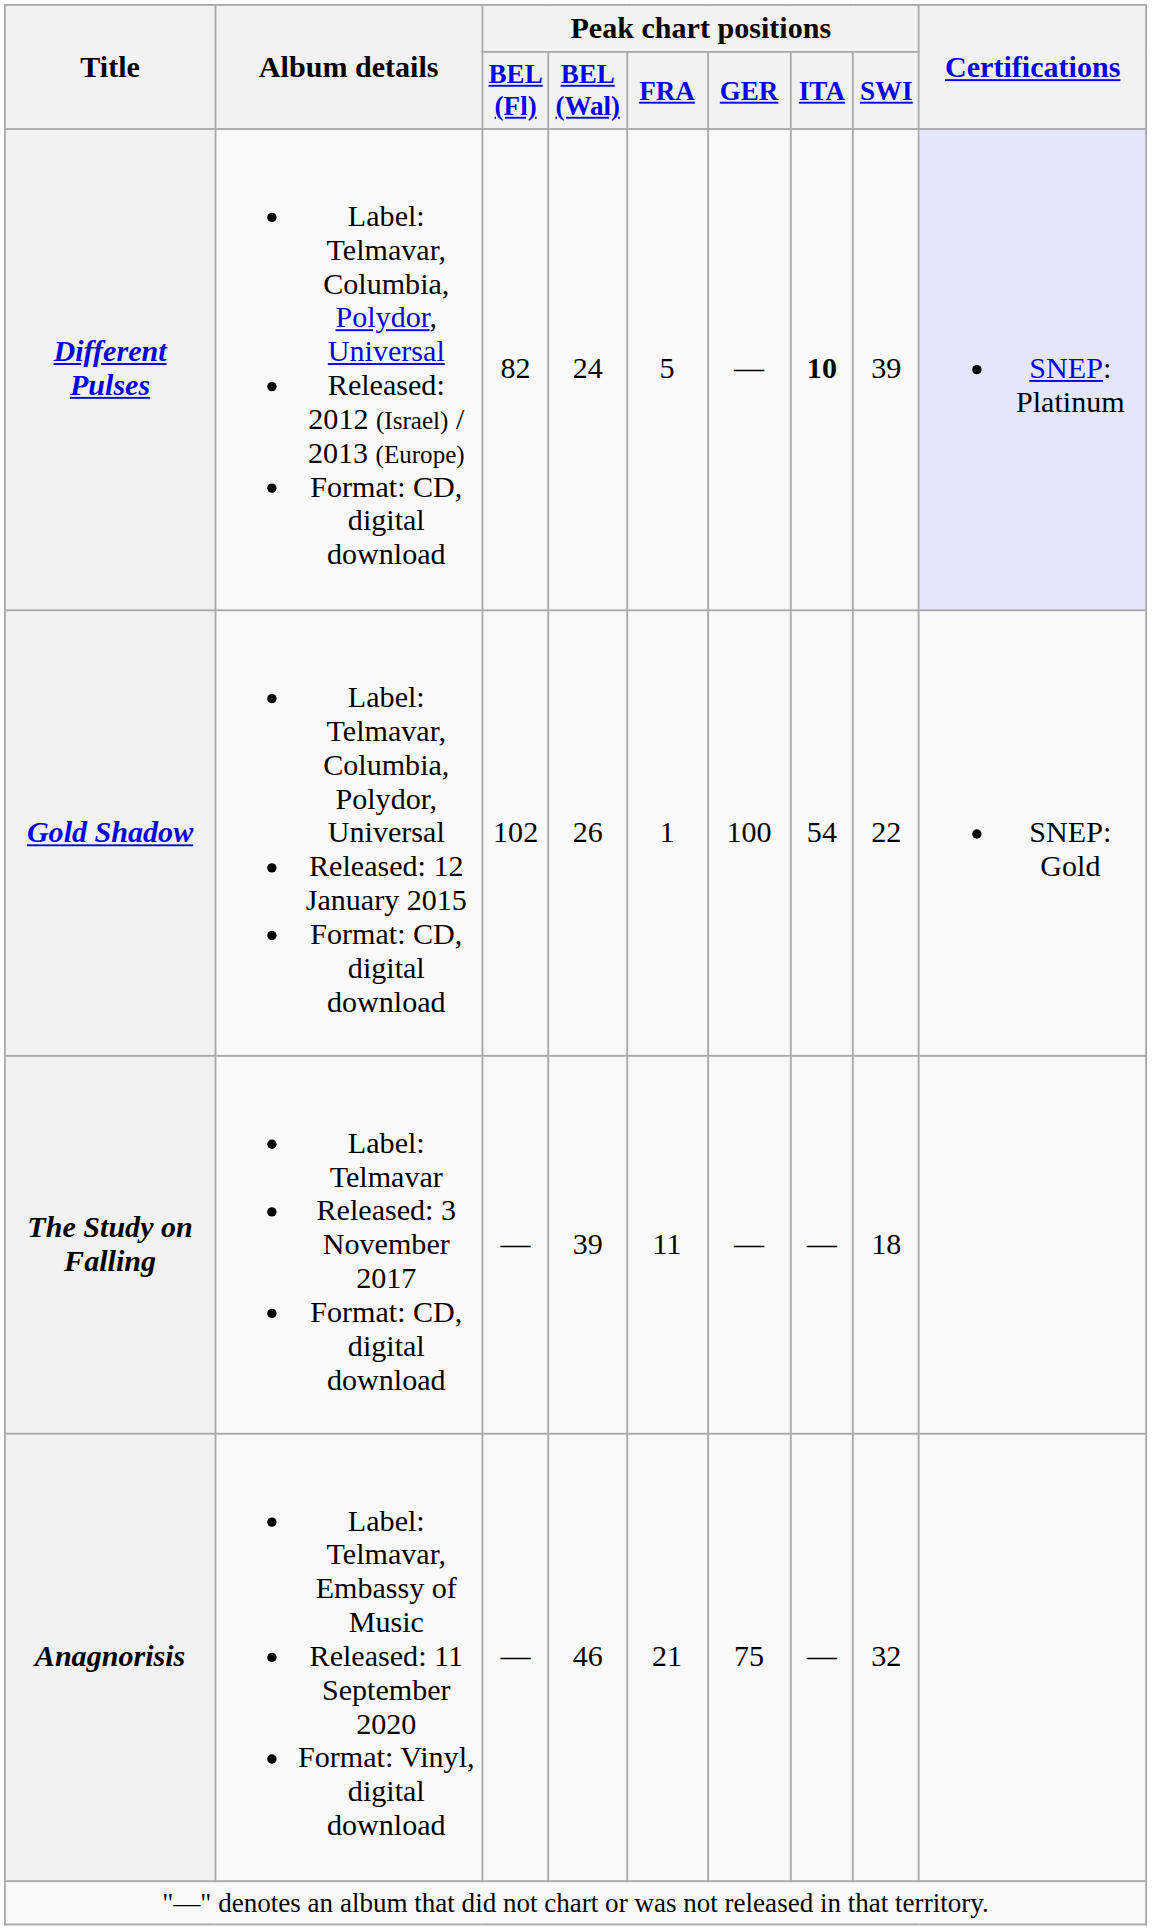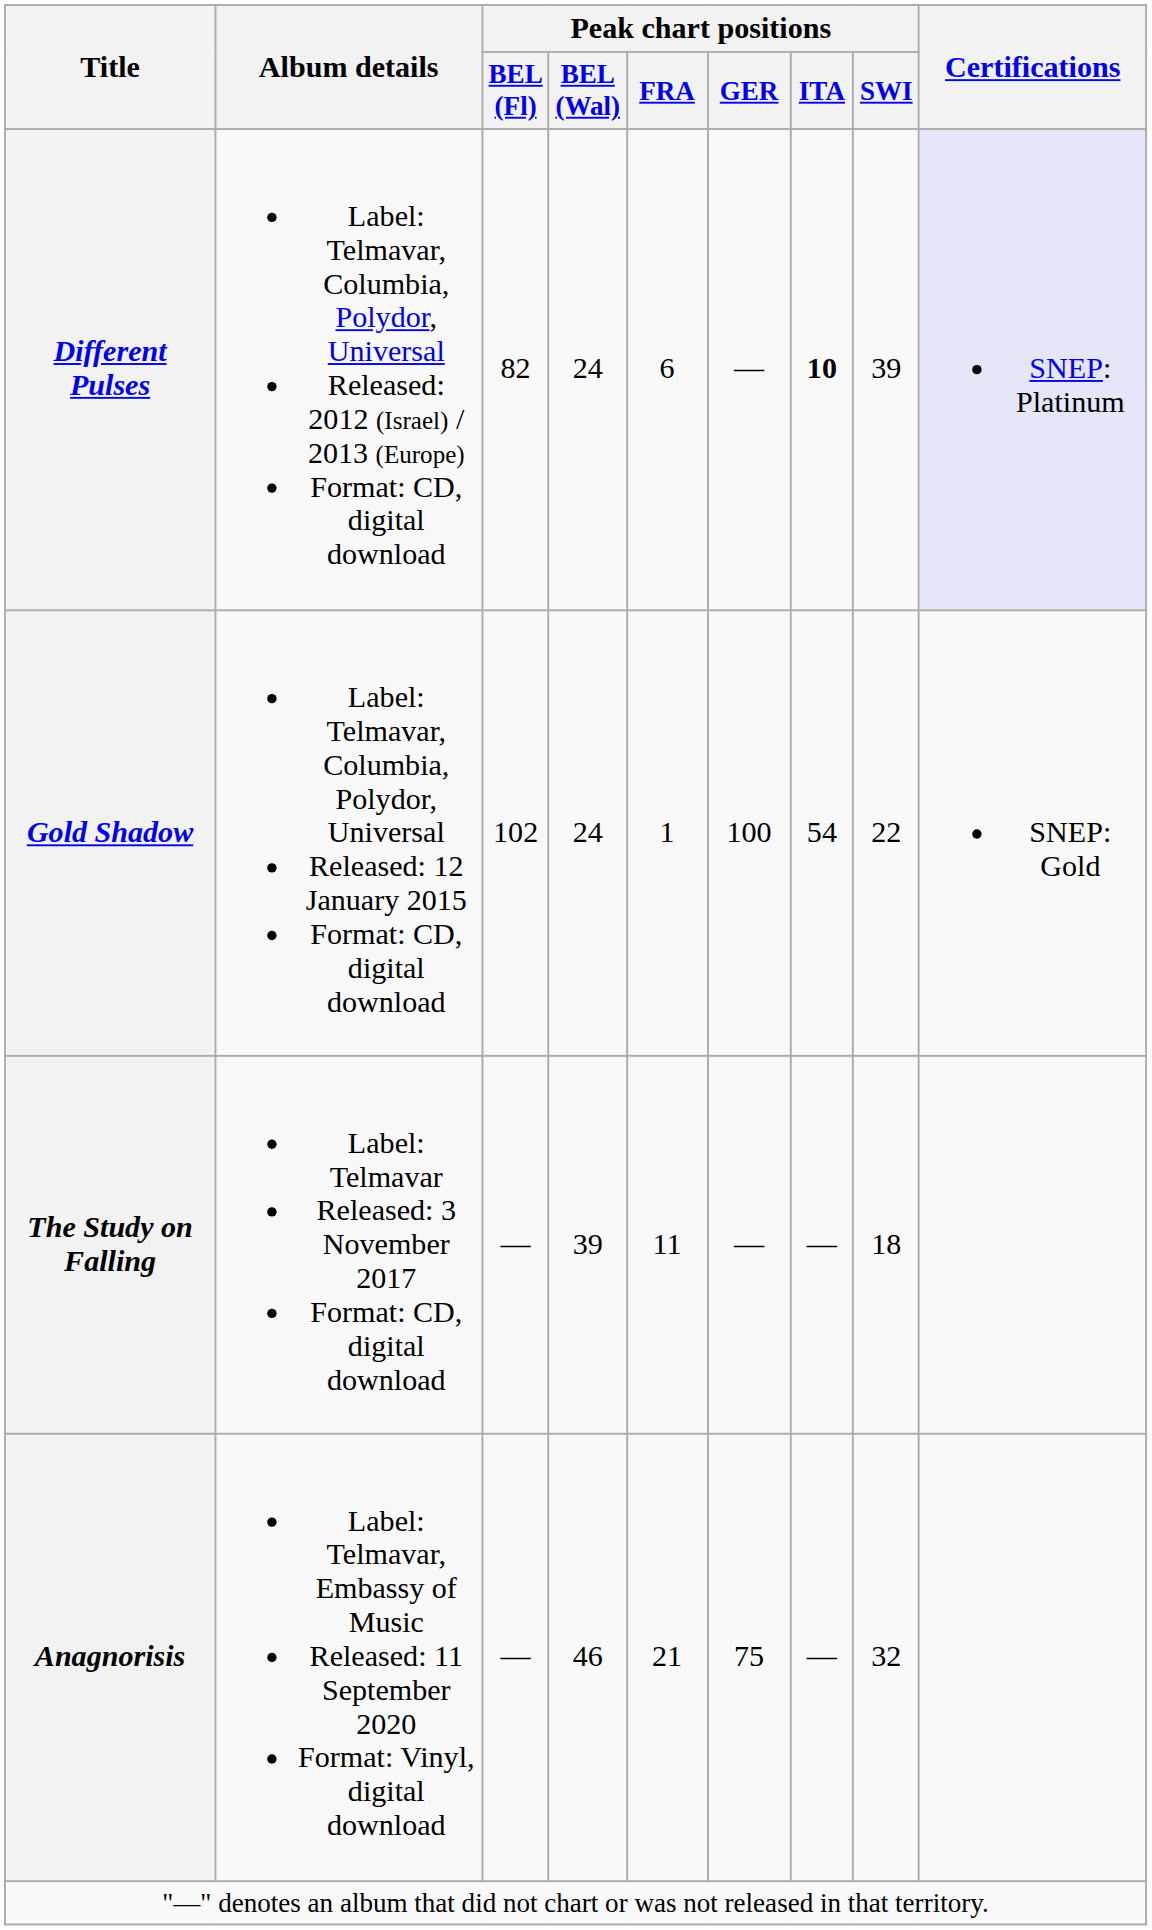(667, 368) 5 -> (667, 368) 6
(588, 832) 26 -> (588, 832) 24
